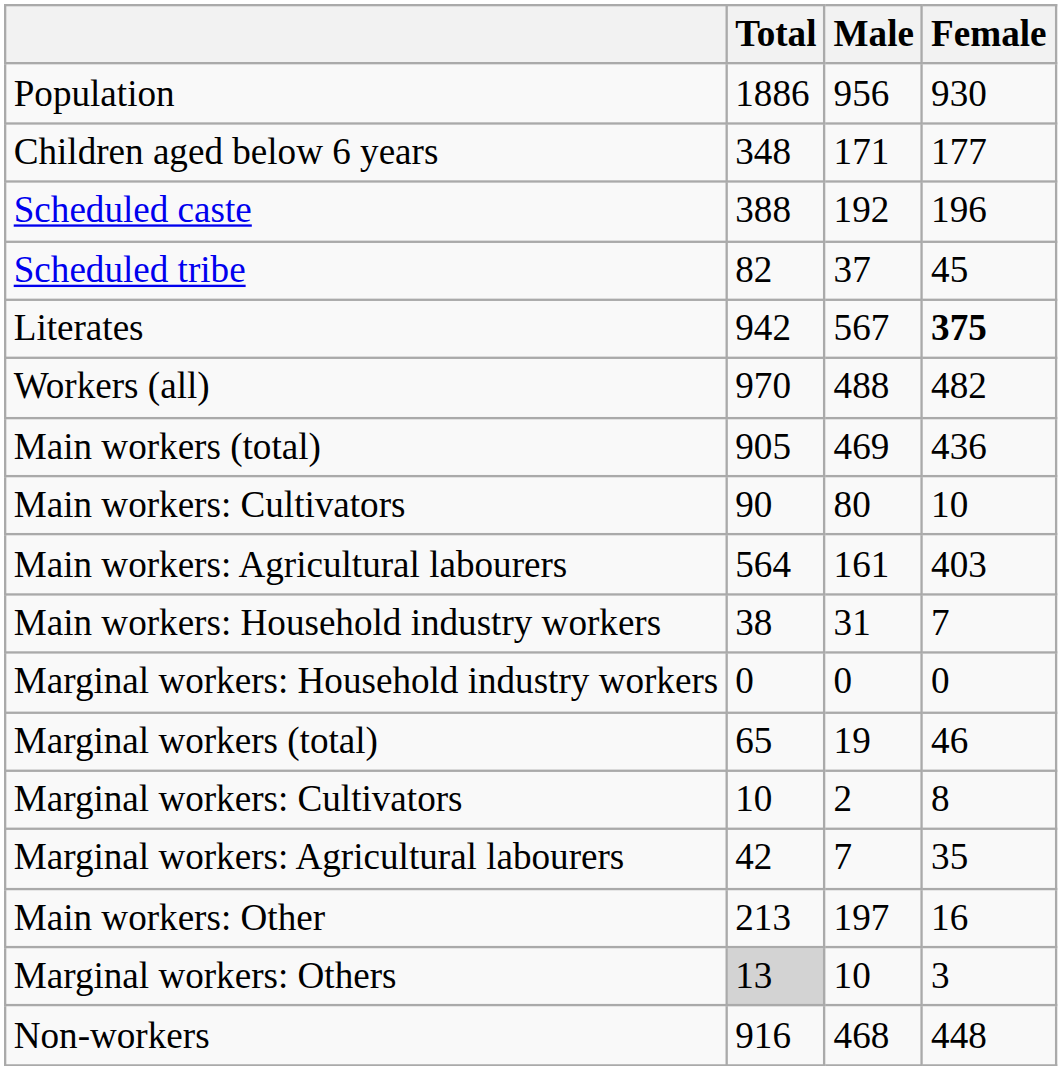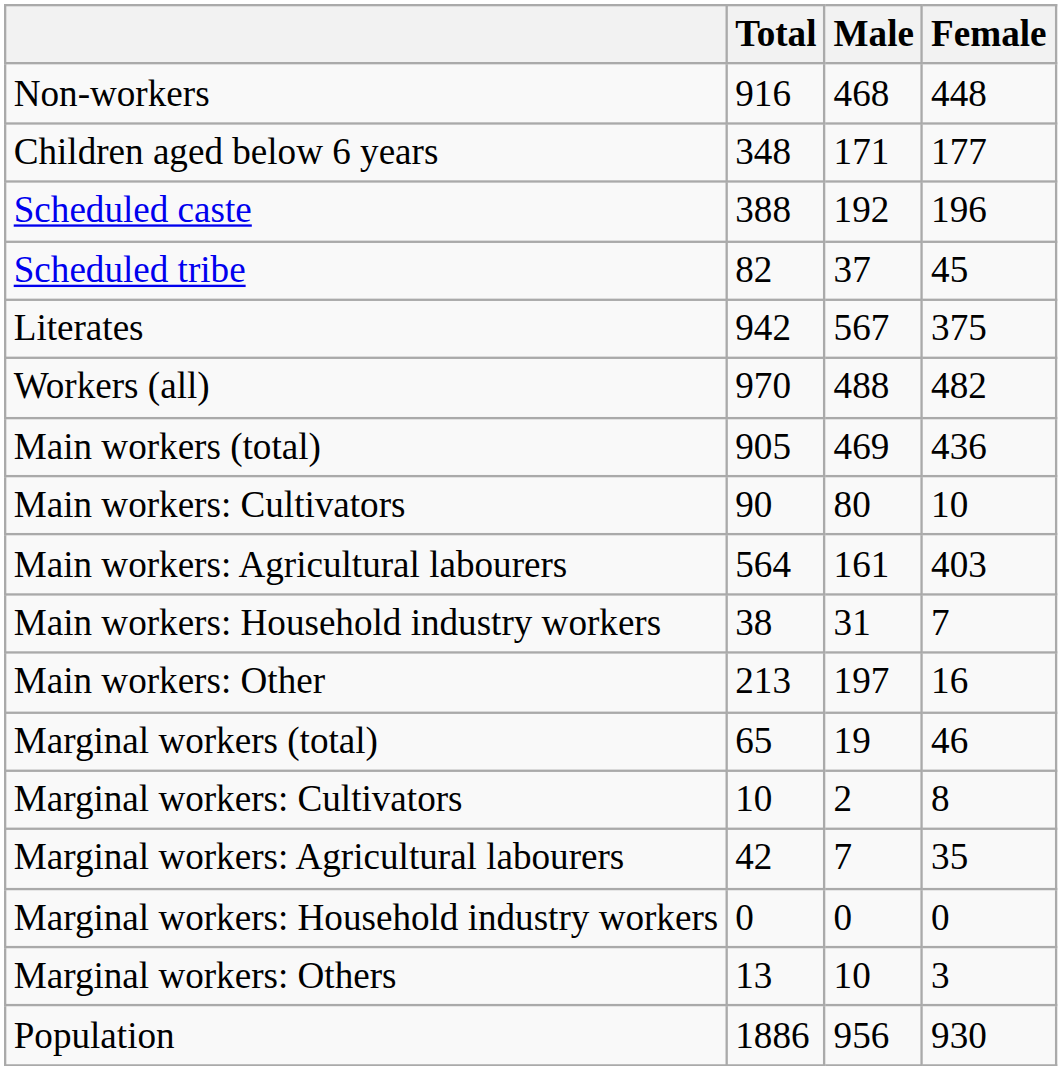rows swapped: (94, 92) <-> (112, 1034)
(959, 328) bold -> (959, 328) normal
rows swapped: (169, 916) <-> (366, 681)
(754, 975) lightgrey background -> (754, 975) no background
